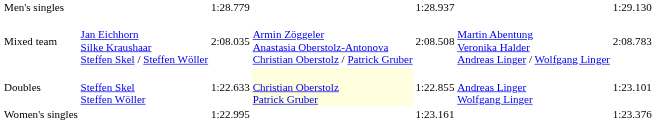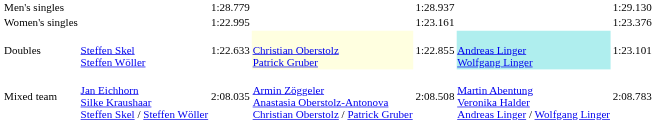rows swapped: (41, 115) <-> (31, 41)
(495, 93) no background -> (495, 56) paleturquoise background
